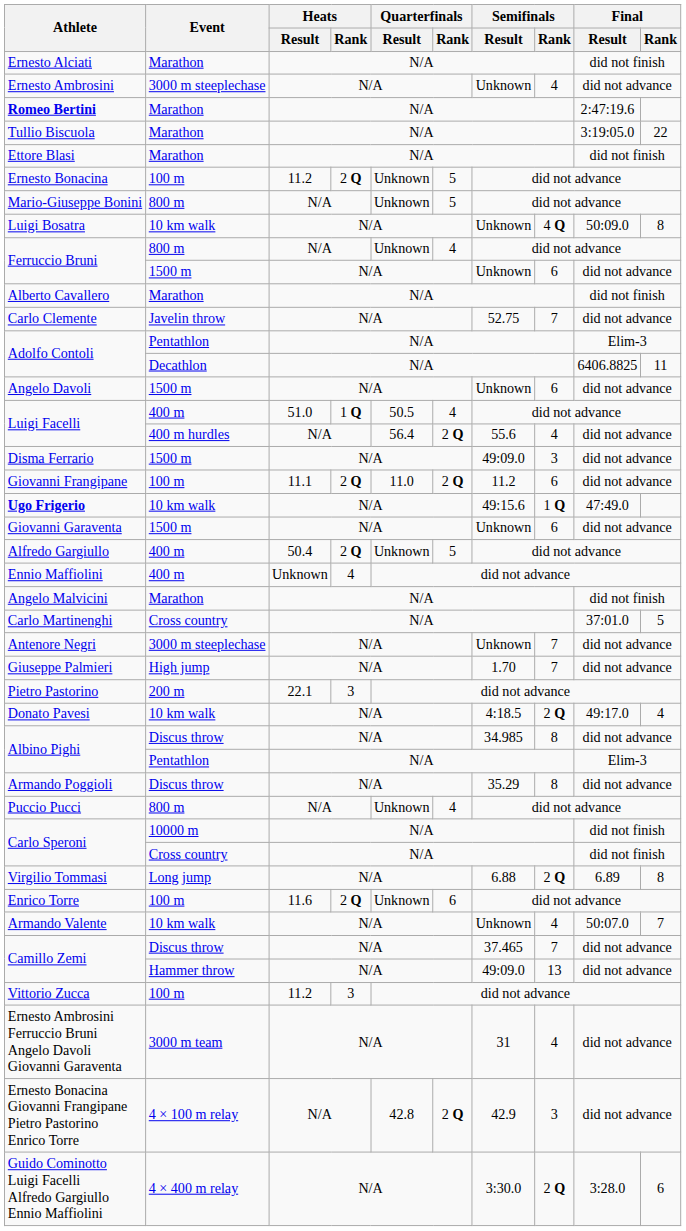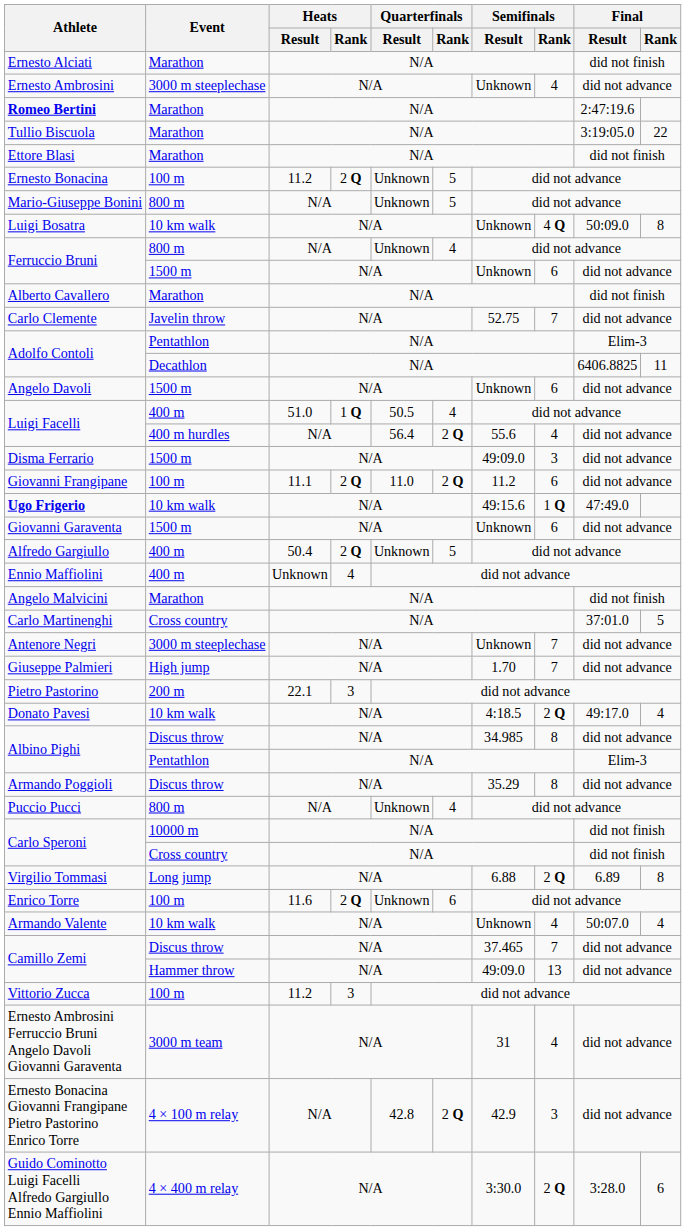(661, 924) 7 -> (661, 924) 4
